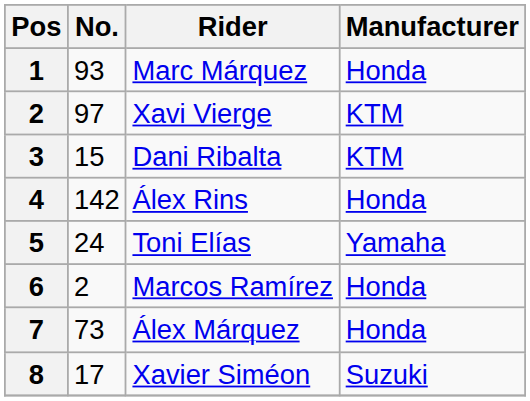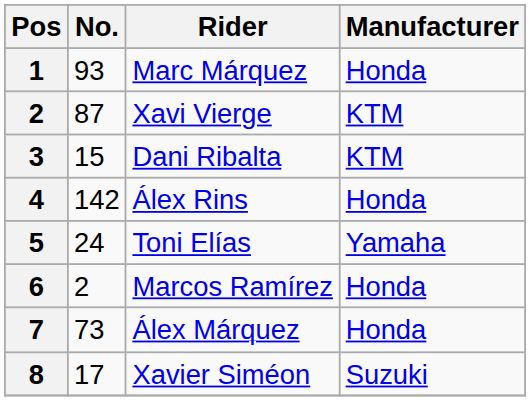(89, 113) 97 -> (89, 113) 87
